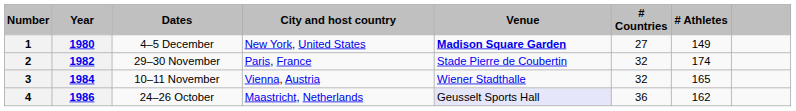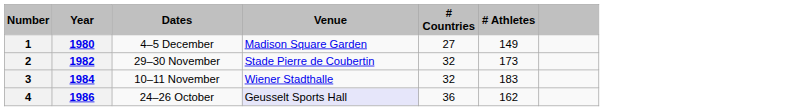- column: (338, 20)
(502, 44) bold -> (306, 44) normal
(701, 62) 174 -> (509, 62) 173
(701, 79) 165 -> (509, 79) 183
